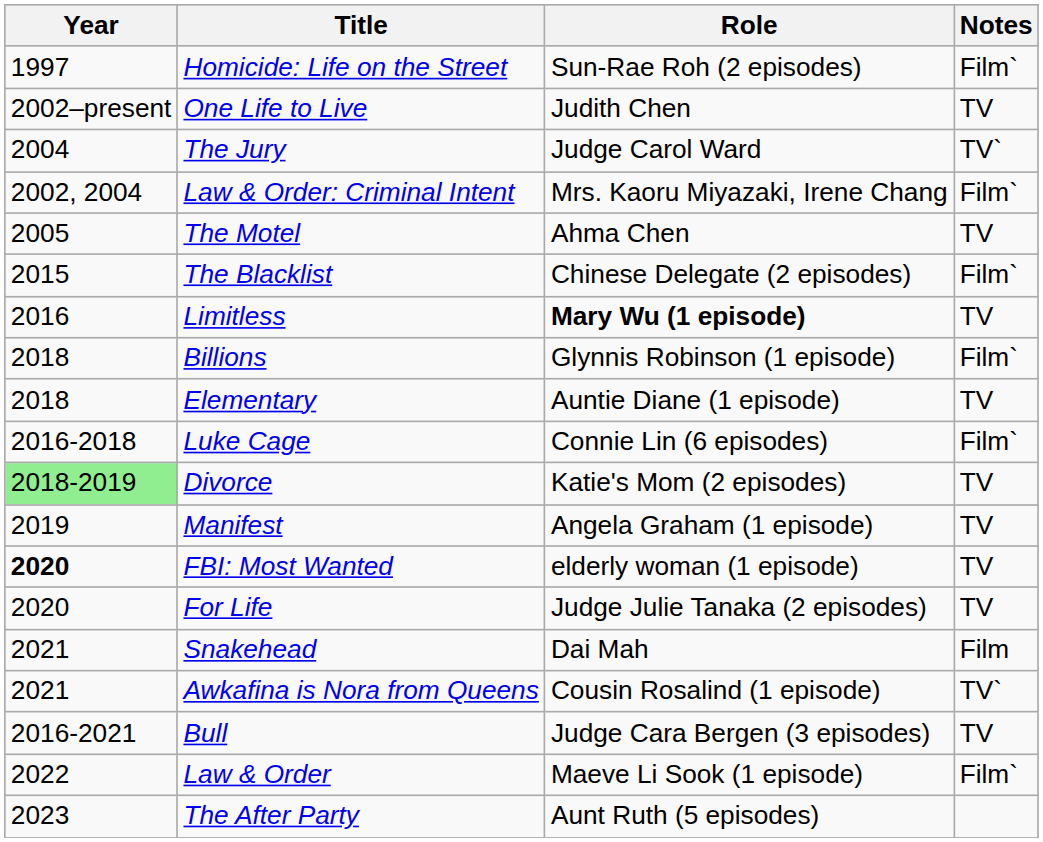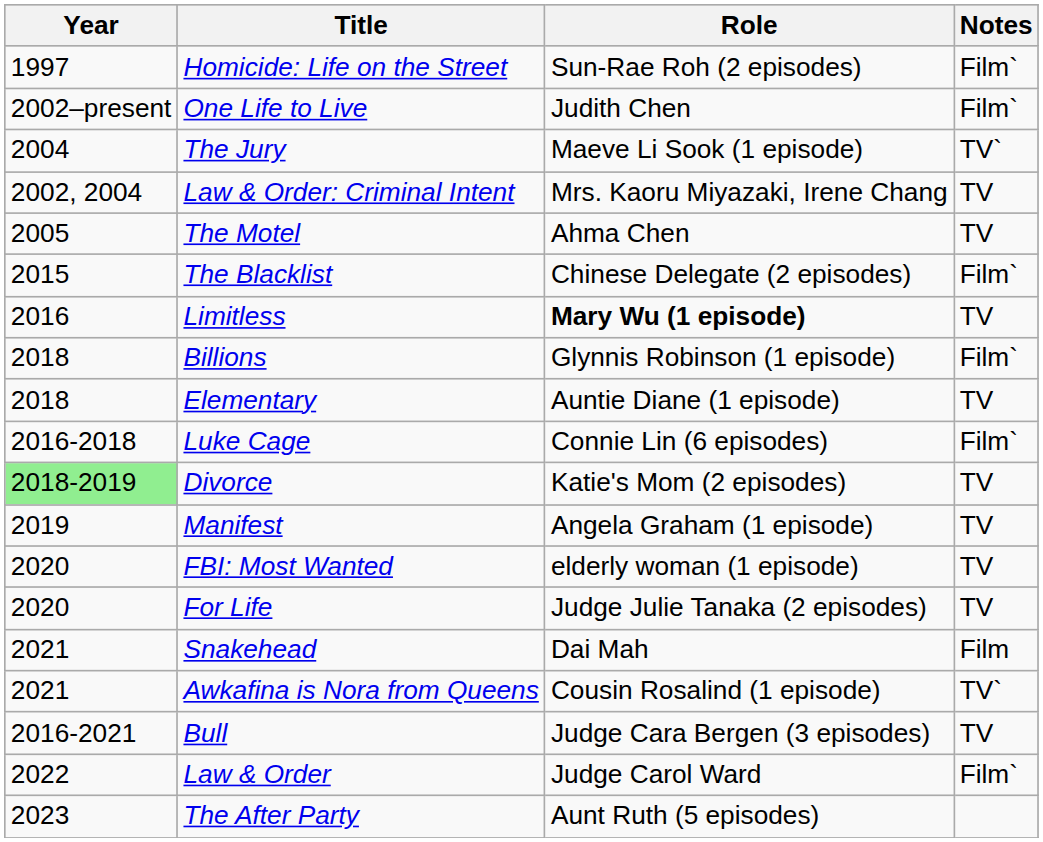(976, 108) TV -> (989, 108) Film`
(656, 150) Judge Carol Ward -> (707, 150) Maeve Li Sook (1 episode)
(989, 191) Film` -> (976, 191) TV
(40, 566) bold -> (40, 566) normal
(707, 774) Maeve Li Sook (1 episode) -> (656, 774) Judge Carol Ward
